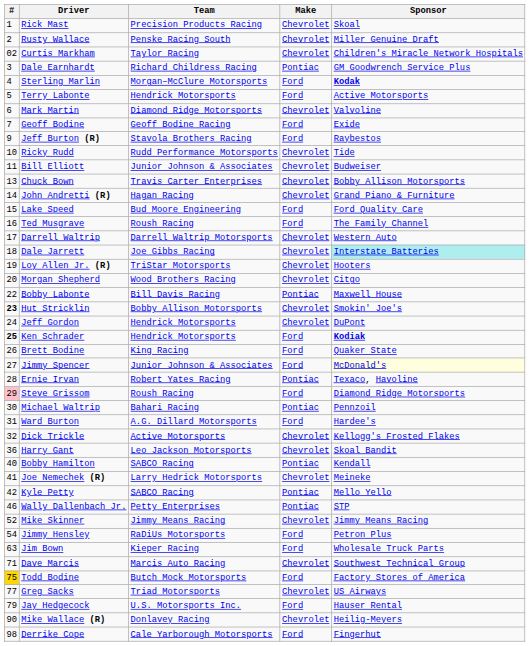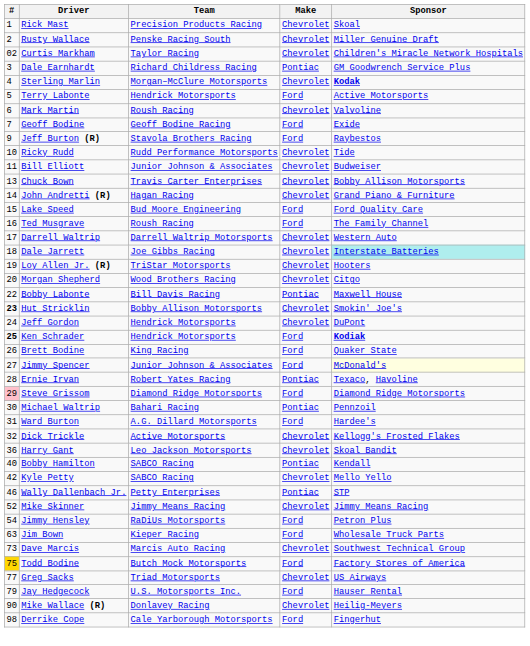(293, 83) Ford -> (306, 83) Chevrolet
(196, 111) Diamond Ridge Motorsports -> (162, 111) Roush Racing
(162, 394) Roush Racing -> (196, 394) Diamond Ridge Motorsports
- row: (63, 479)
(301, 493) Pontiac -> (306, 479) Chevrolet
(12, 564) 71 -> (12, 550) 73
